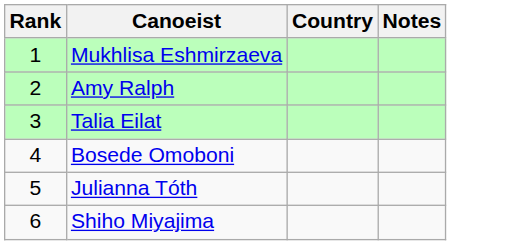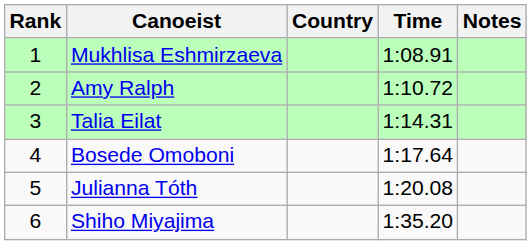+ column: (418, 21)
